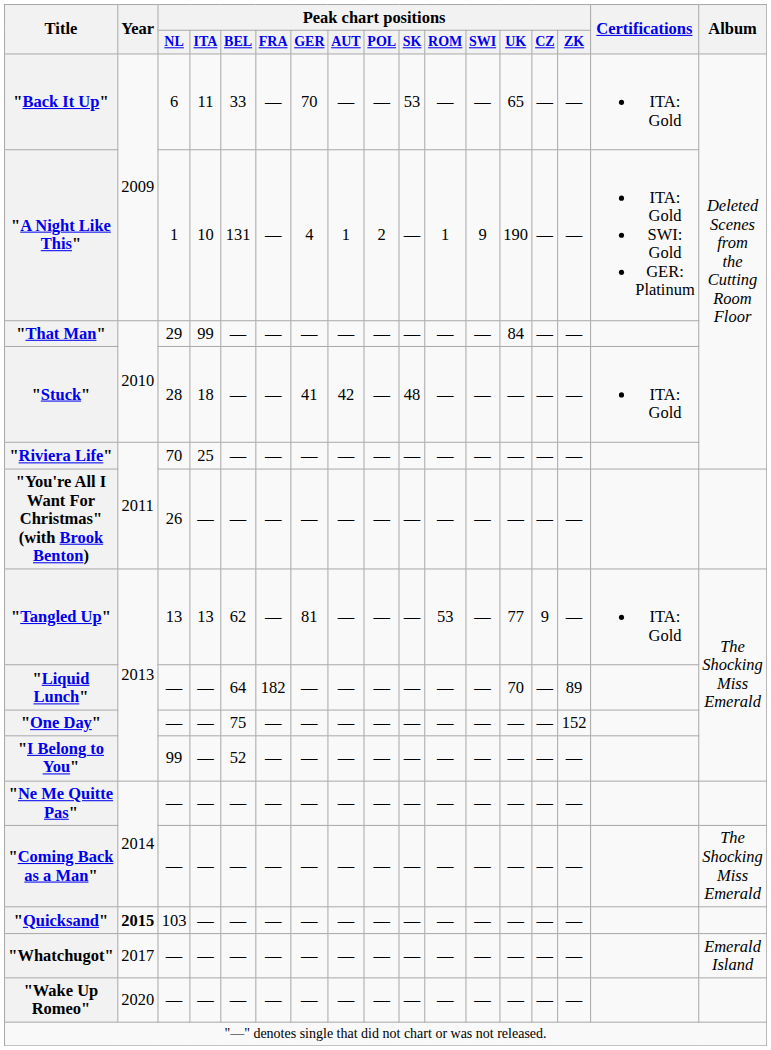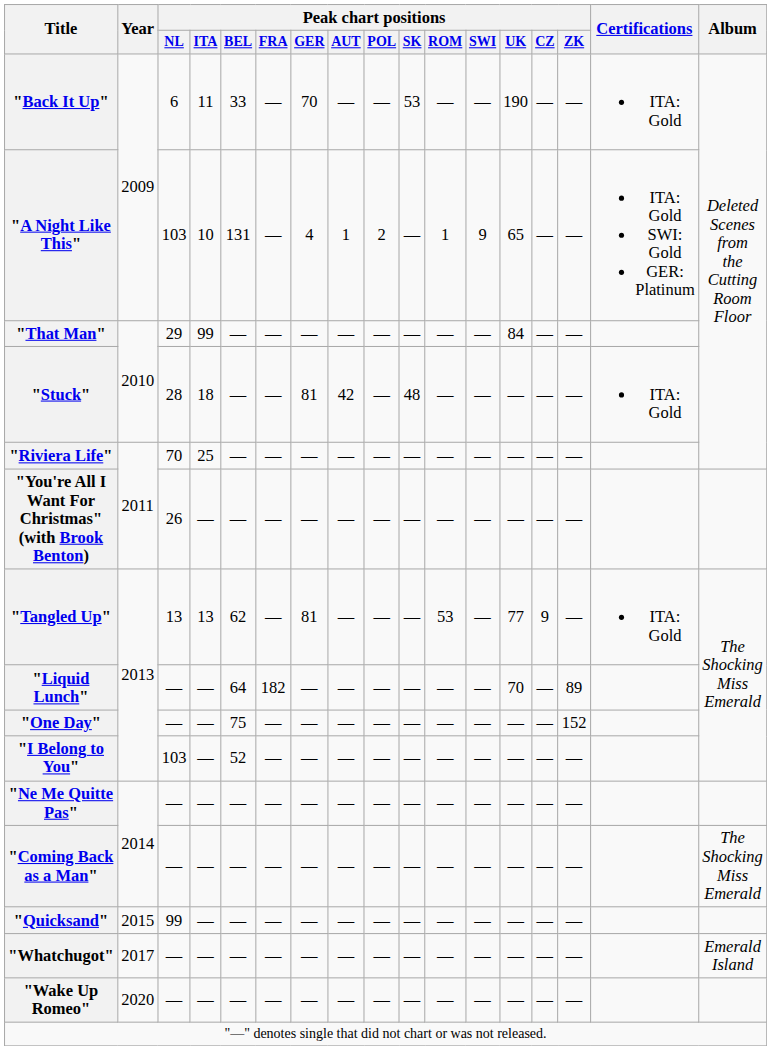(516, 101) 65 -> (516, 101) 190
(174, 235) 1 -> (174, 235) 103
(516, 235) 190 -> (516, 235) 65
(309, 394) 41 -> (309, 394) 81
(174, 758) 99 -> (174, 758) 103
(138, 920) bold -> (138, 920) normal
(174, 920) 103 -> (174, 920) 99
